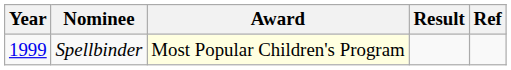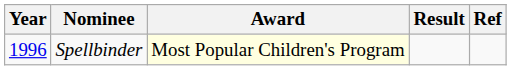(28, 49) 1999 -> (28, 49) 1996
